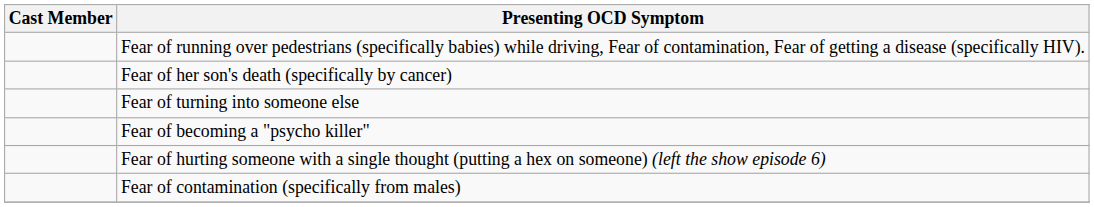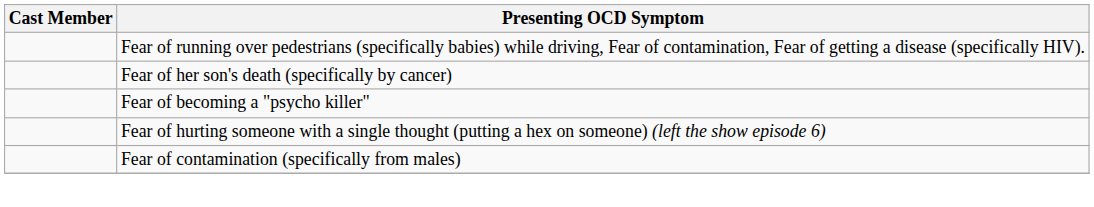- row: (240, 103)
